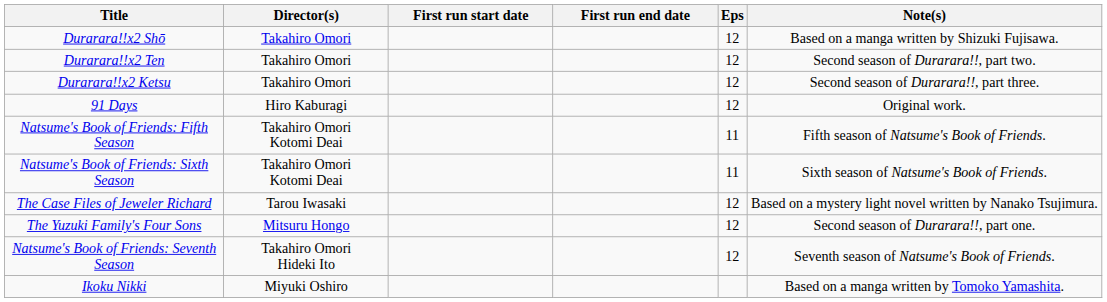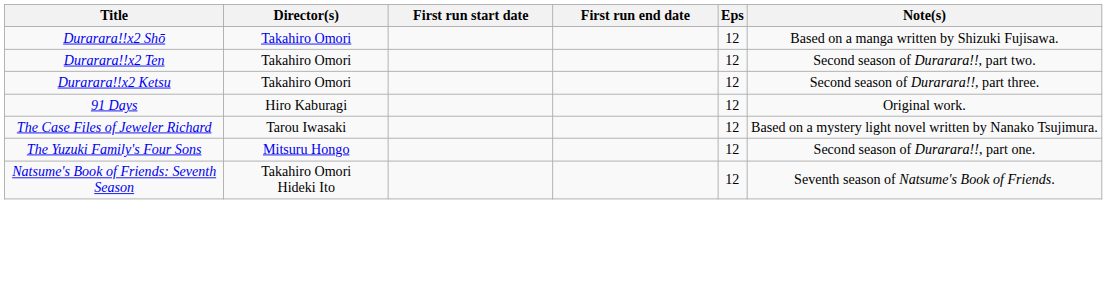- row: (114, 135)
- row: (114, 173)
- row: (114, 286)
